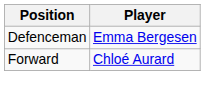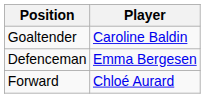+ row: (42, 37)
